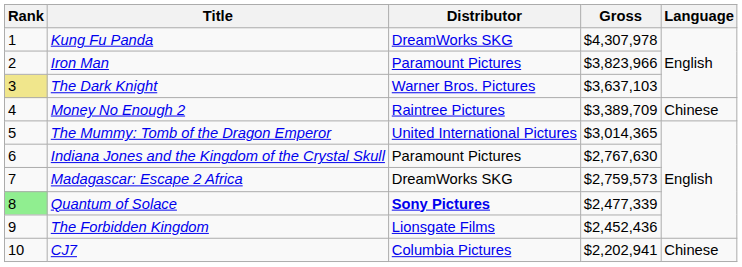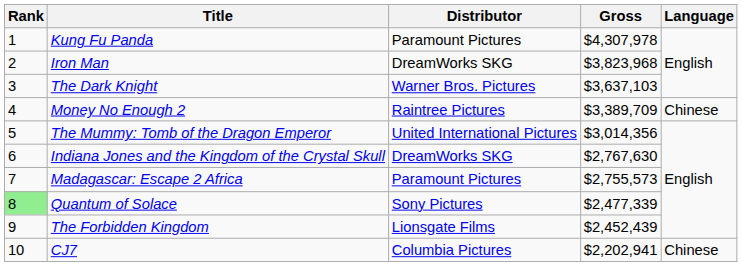(452, 40) DreamWorks SKG -> (456, 40) Paramount Pictures
(456, 63) Paramount Pictures -> (452, 63) DreamWorks SKG
(621, 63) $3,823,966 -> (621, 63) $3,823,968
(12, 86) khaki background -> (12, 86) no background
(621, 133) $3,014,365 -> (621, 133) $3,014,356
(456, 156) Paramount Pictures -> (452, 156) DreamWorks SKG
(452, 180) DreamWorks SKG -> (456, 180) Paramount Pictures
(621, 180) $2,759,573 -> (621, 180) $2,755,573
(441, 203) bold -> (437, 203) normal
(621, 226) $2,452,436 -> (621, 226) $2,452,439
